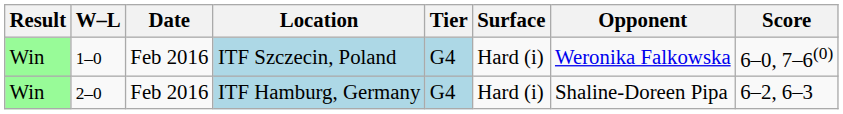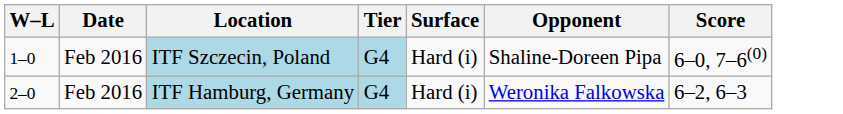- column: (38, 20)
(643, 56) Weronika Falkowska -> (575, 56) Shaline-Doreen Pipa
(641, 92) Shaline-Doreen Pipa -> (577, 92) Weronika Falkowska
